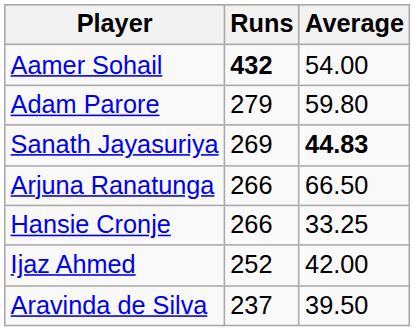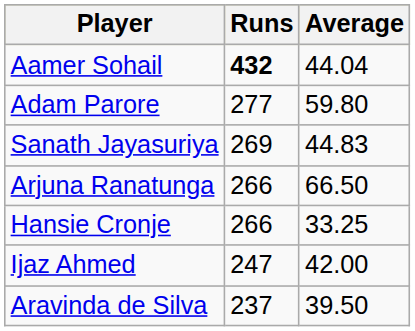(337, 64) 54.00 -> (337, 64) 44.04
(251, 104) 279 -> (251, 104) 277
(337, 144) bold -> (337, 144) normal
(251, 265) 252 -> (251, 265) 247
